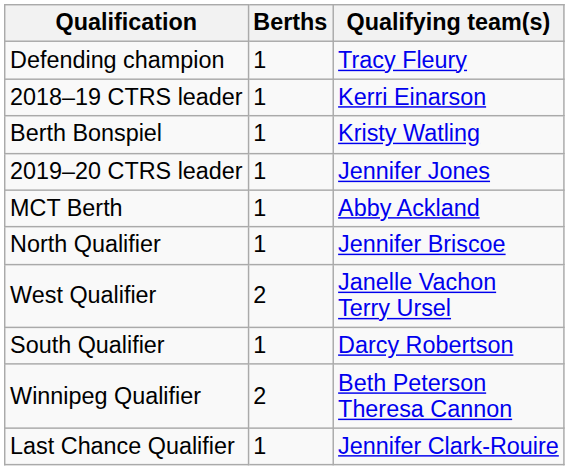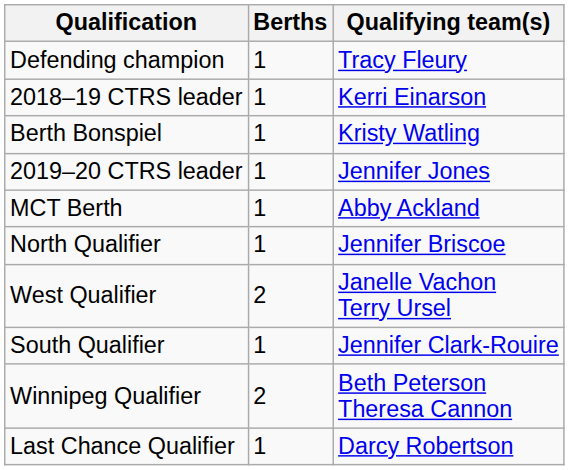(426, 345) Darcy Robertson -> (448, 345) Jennifer Clark-Rouire
(448, 446) Jennifer Clark-Rouire -> (426, 446) Darcy Robertson
